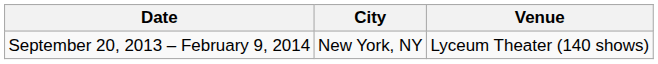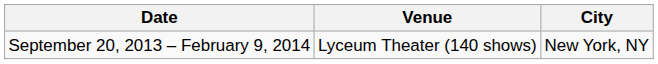columns swapped: (370, 17) <-> (540, 17)
